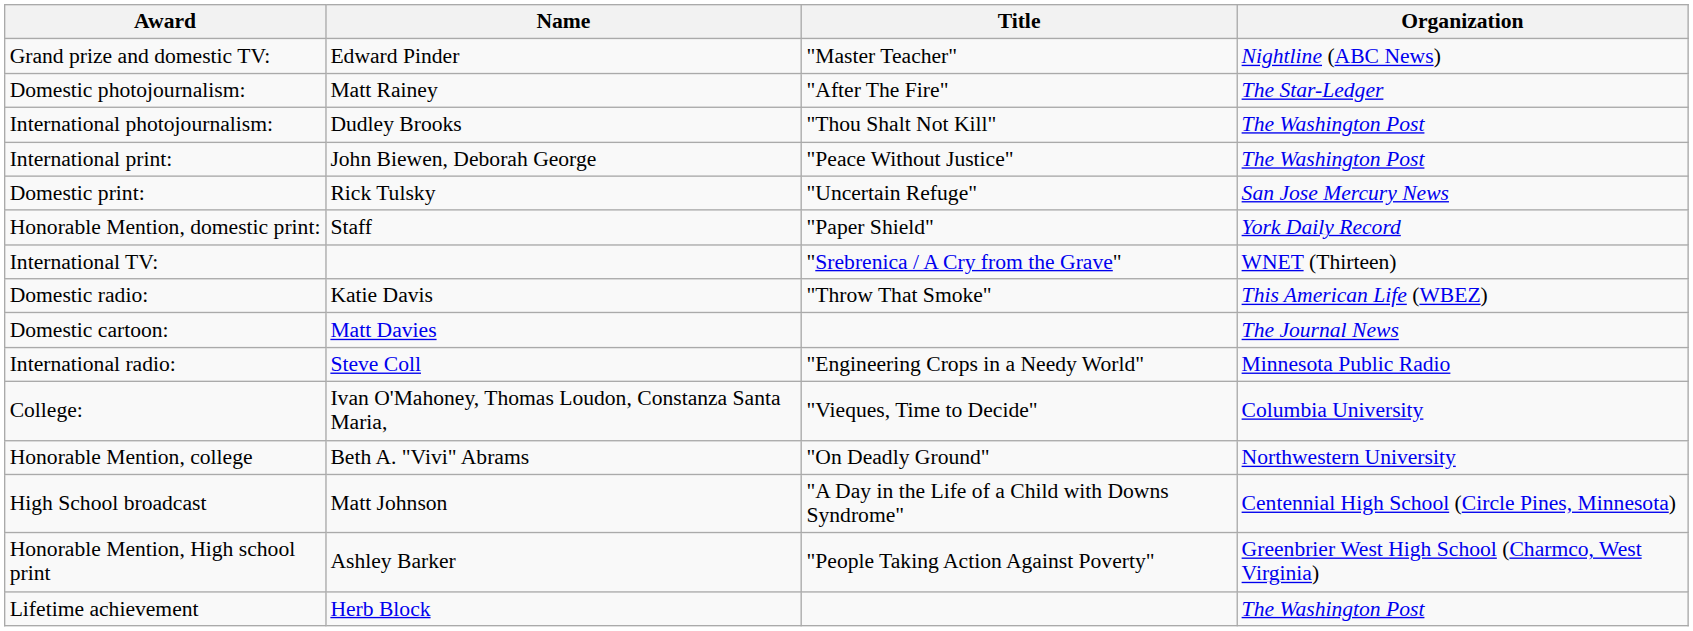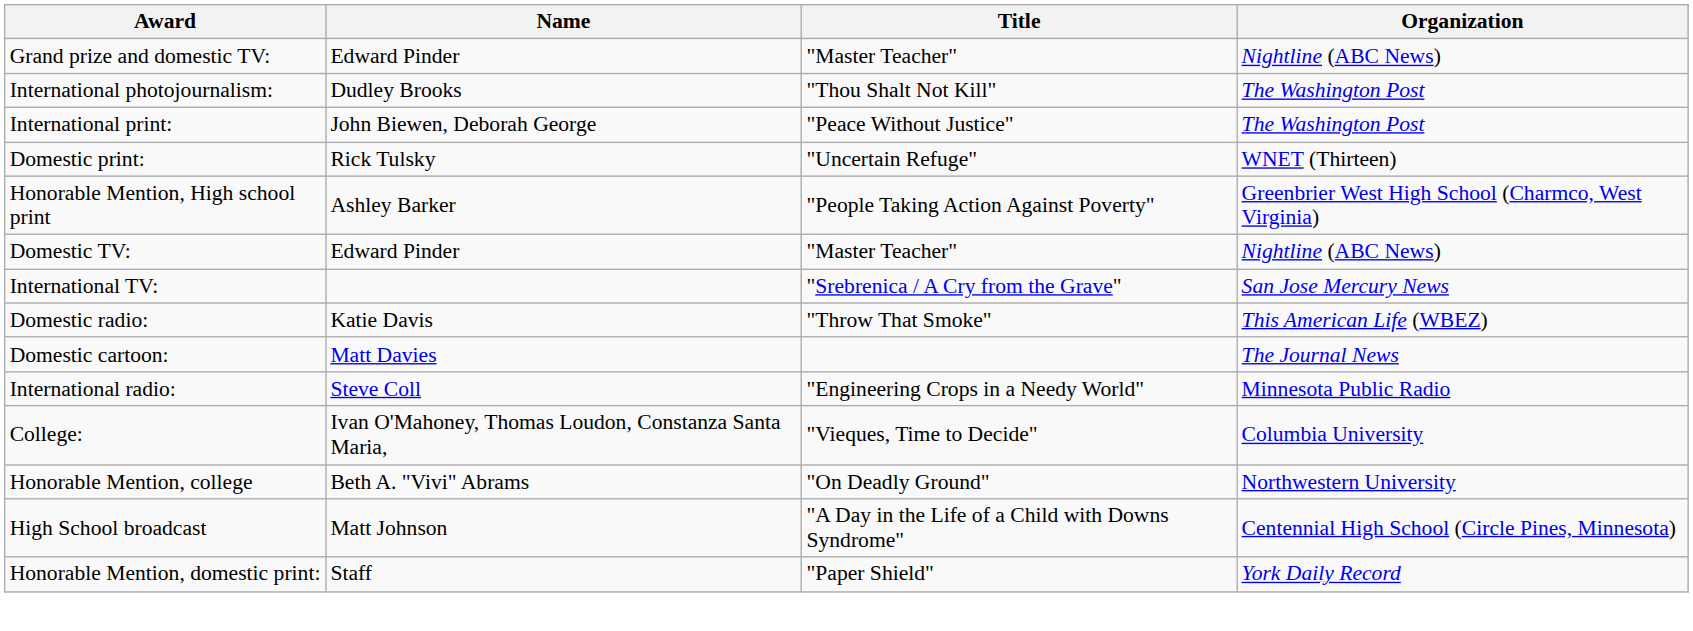- row: (128, 90)
(1345, 192) San Jose Mercury News -> (1319, 158) WNET (Thirteen)
rows swapped: (165, 227) <-> (152, 561)
+ row: (70, 251)
(1319, 261) WNET (Thirteen) -> (1345, 285) San Jose Mercury News
- row: (104, 608)
